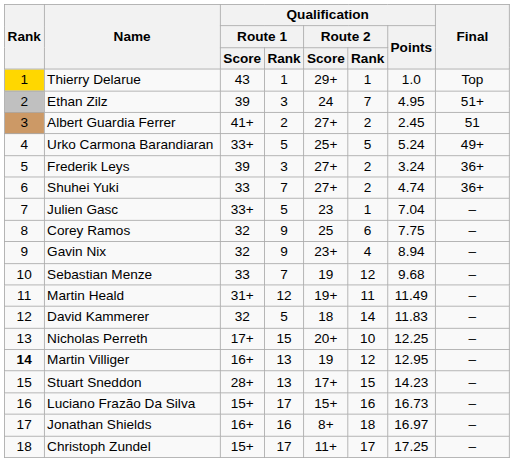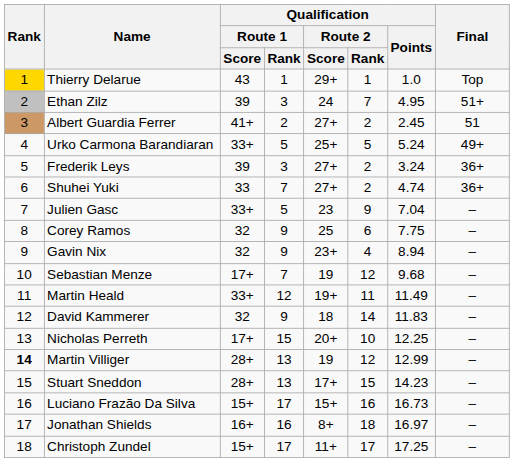(368, 209) 1 -> (368, 209) 9
(242, 274) 33 -> (242, 274) 17+
(242, 295) 31+ -> (242, 295) 33+
(284, 317) 5 -> (284, 317) 9
(242, 360) 16+ -> (242, 360) 28+
(411, 360) 12.95 -> (411, 360) 12.99
